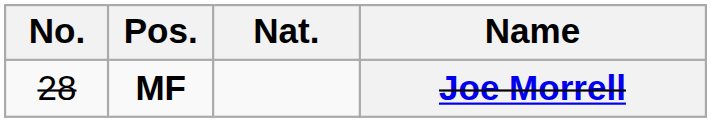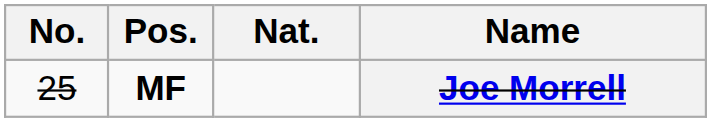(57, 87) 28 -> (57, 87) 25
